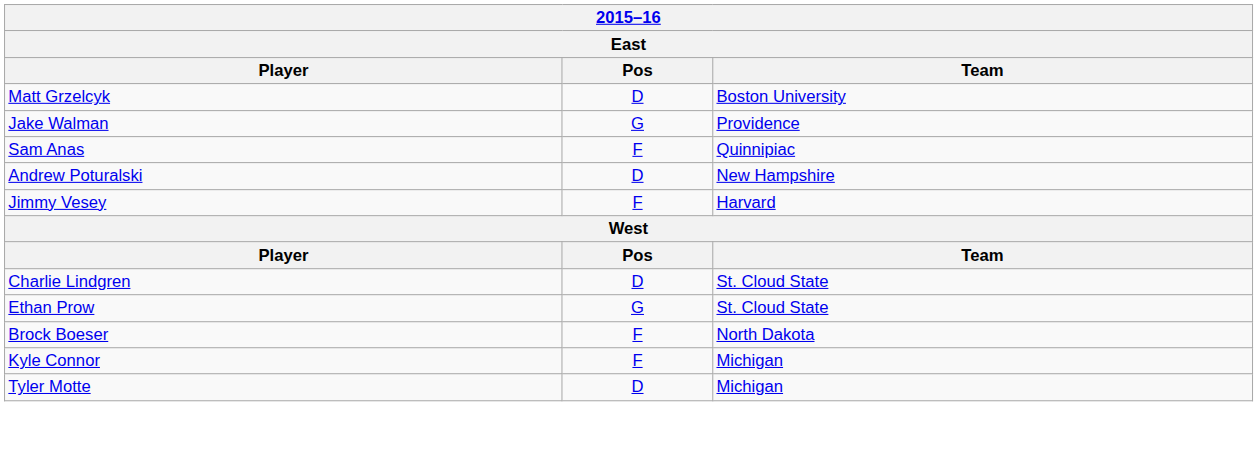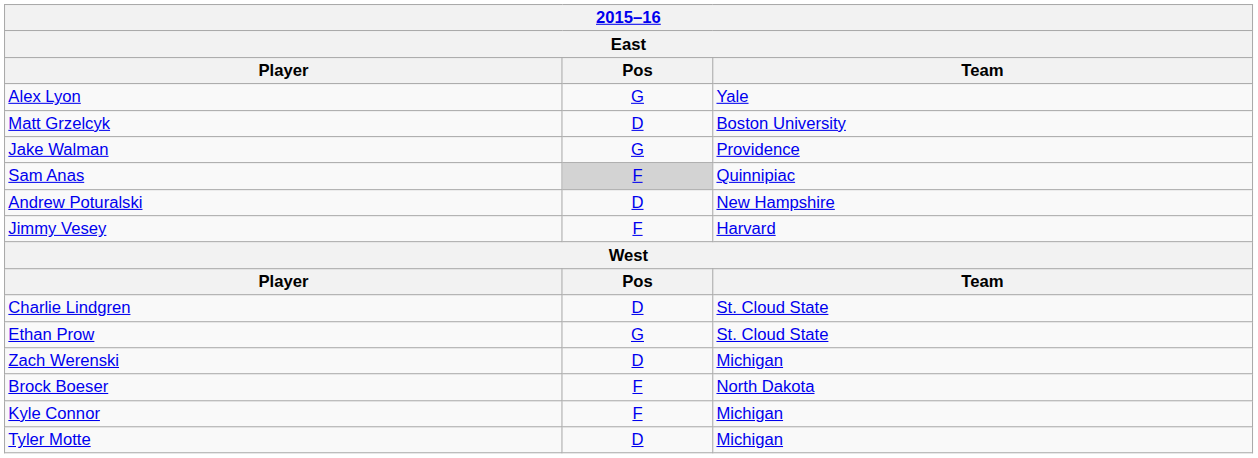+ row: (45, 96)
(638, 149) no background -> (638, 176) lightgrey background
+ row: (64, 360)
